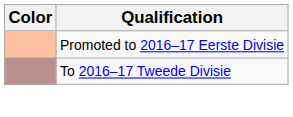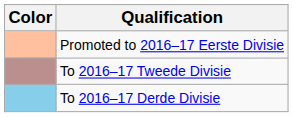+ row: (140, 98)
